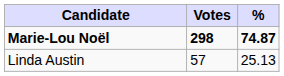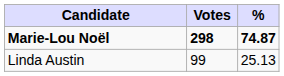(198, 60) 57 -> (198, 60) 99
